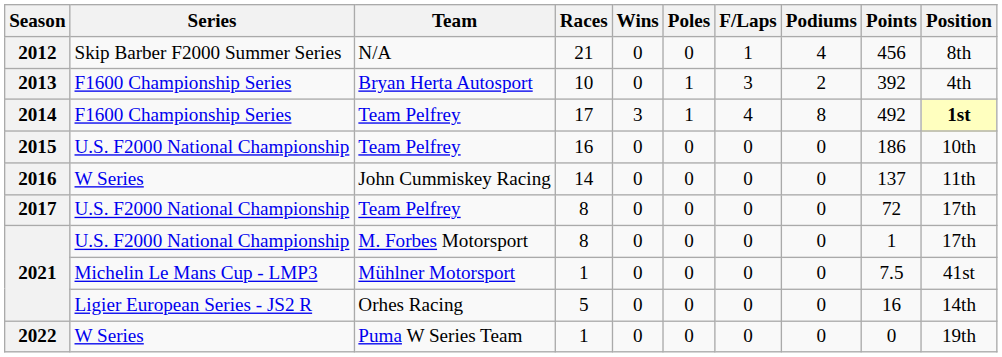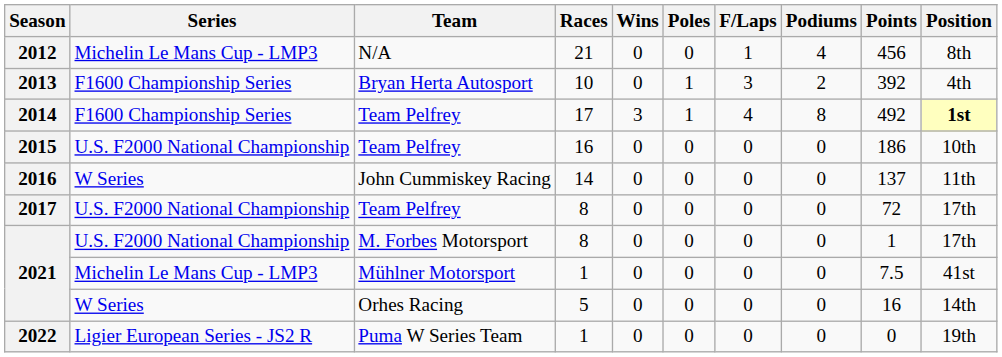(208, 52) Skip Barber F2000 Summer Series -> (196, 52) Michelin Le Mans Cup - LMP3
(193, 304) Ligier European Series - JS2 R -> (109, 304) W Series
(109, 336) W Series -> (193, 336) Ligier European Series - JS2 R
